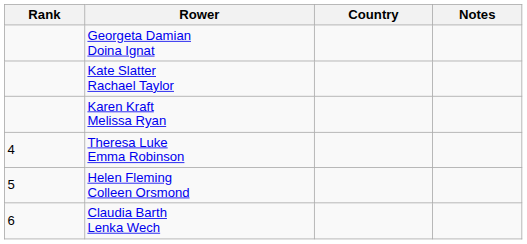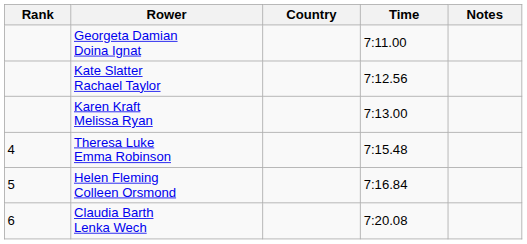+ column: (404, 14)
